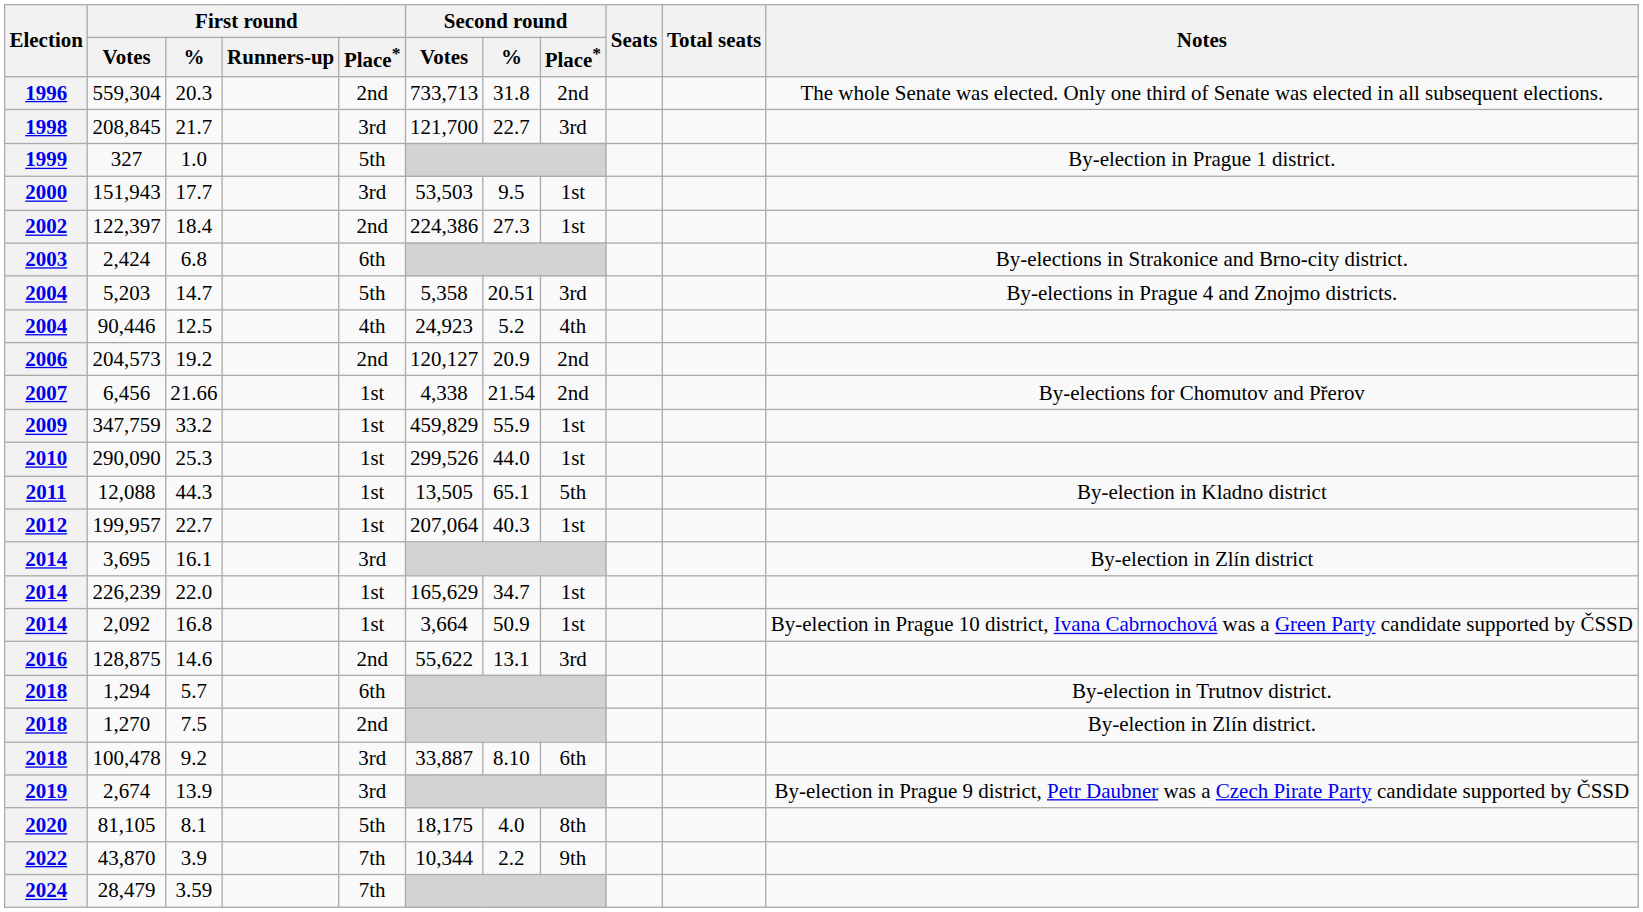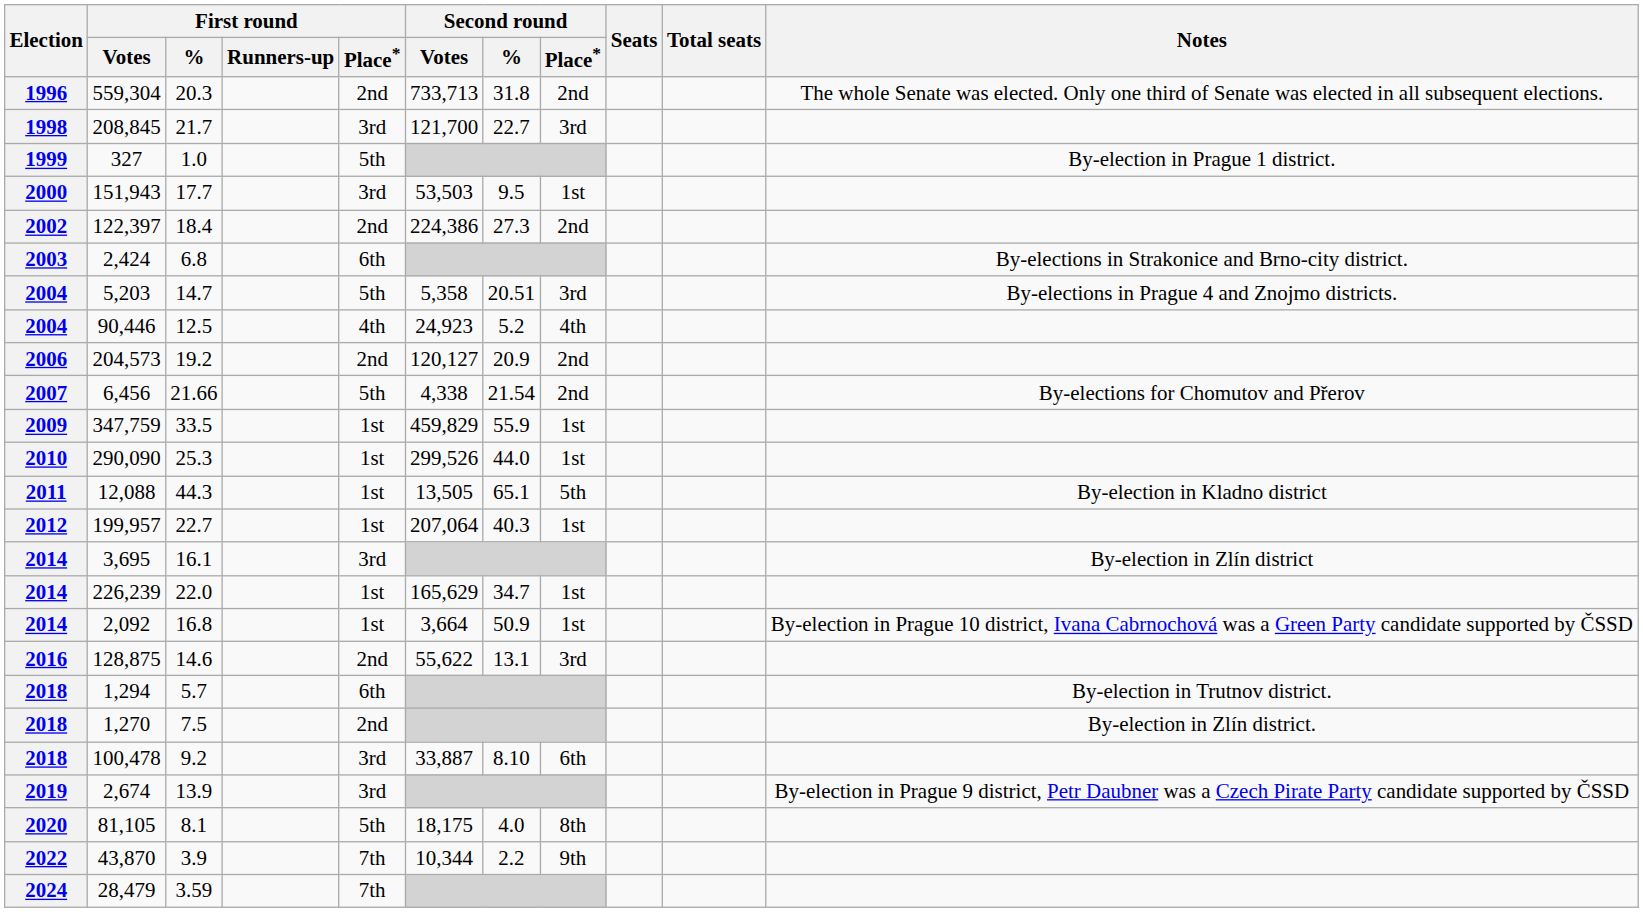(573, 226) 1st -> (573, 226) 2nd
(372, 392) 1st -> (372, 392) 5th
(194, 425) 33.2 -> (194, 425) 33.5
